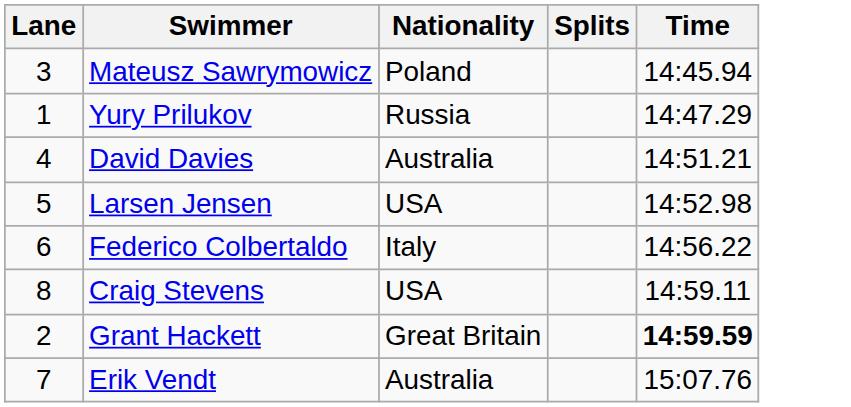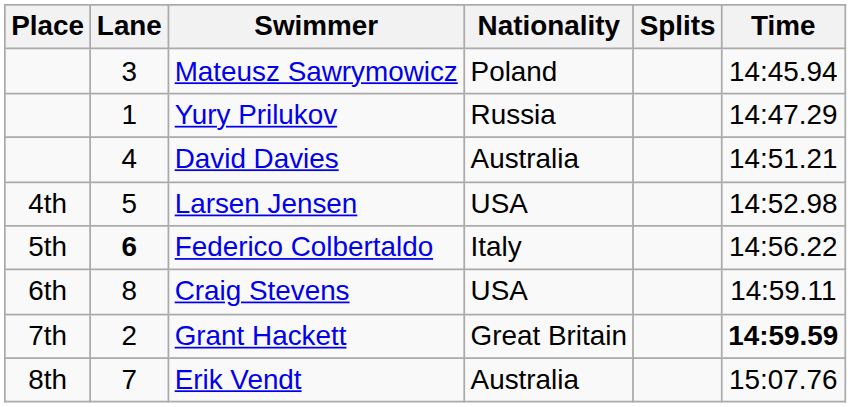+ column: (48, 26)
(44, 247) normal -> (129, 247) bold
